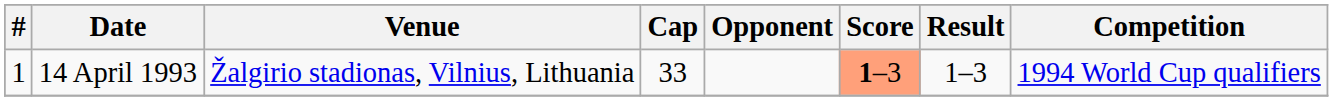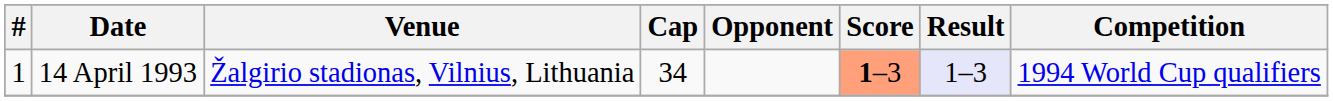(673, 72) 33 -> (673, 72) 34
(966, 72) no background -> (966, 72) lavender background
